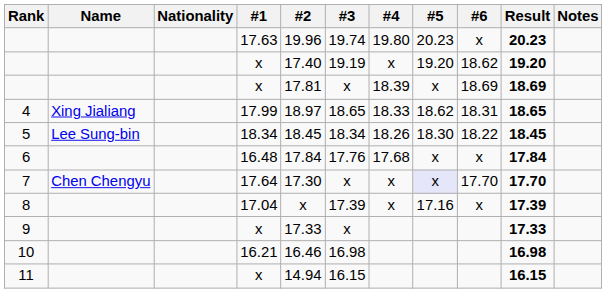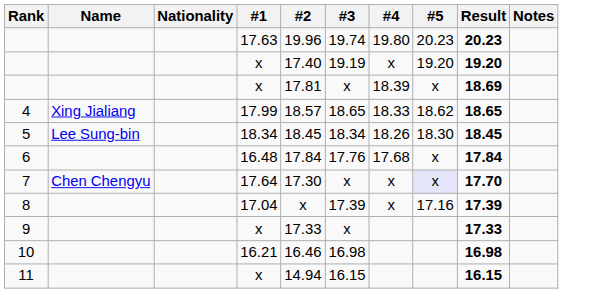- column: (479, 16)
(303, 110) 18.97 -> (303, 110) 18.57
